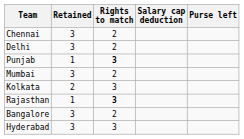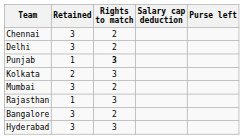rows swapped: (23, 87) <-> (21, 74)
(114, 101) bold -> (114, 101) normal
